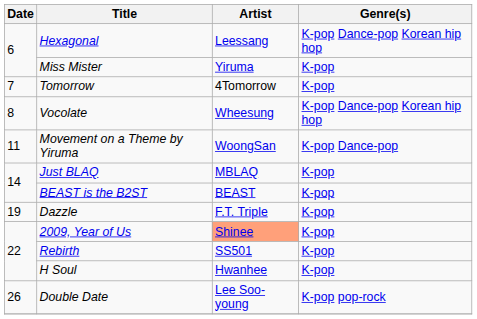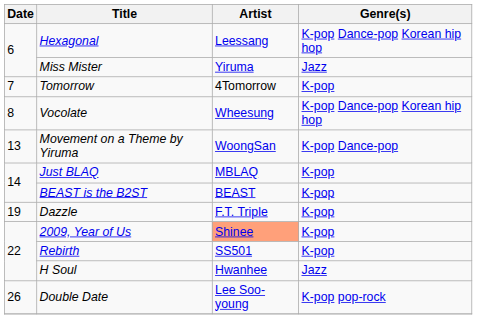(318, 67) K-pop -> (314, 67) Jazz
(14, 146) 11 -> (14, 146) 13
(318, 270) K-pop -> (314, 270) Jazz
